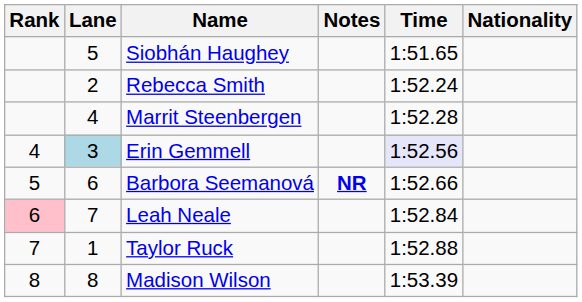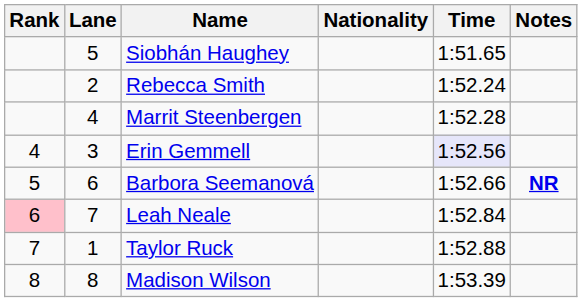columns swapped: (520, 20) <-> (352, 20)
(93, 150) lightblue background -> (93, 150) no background
